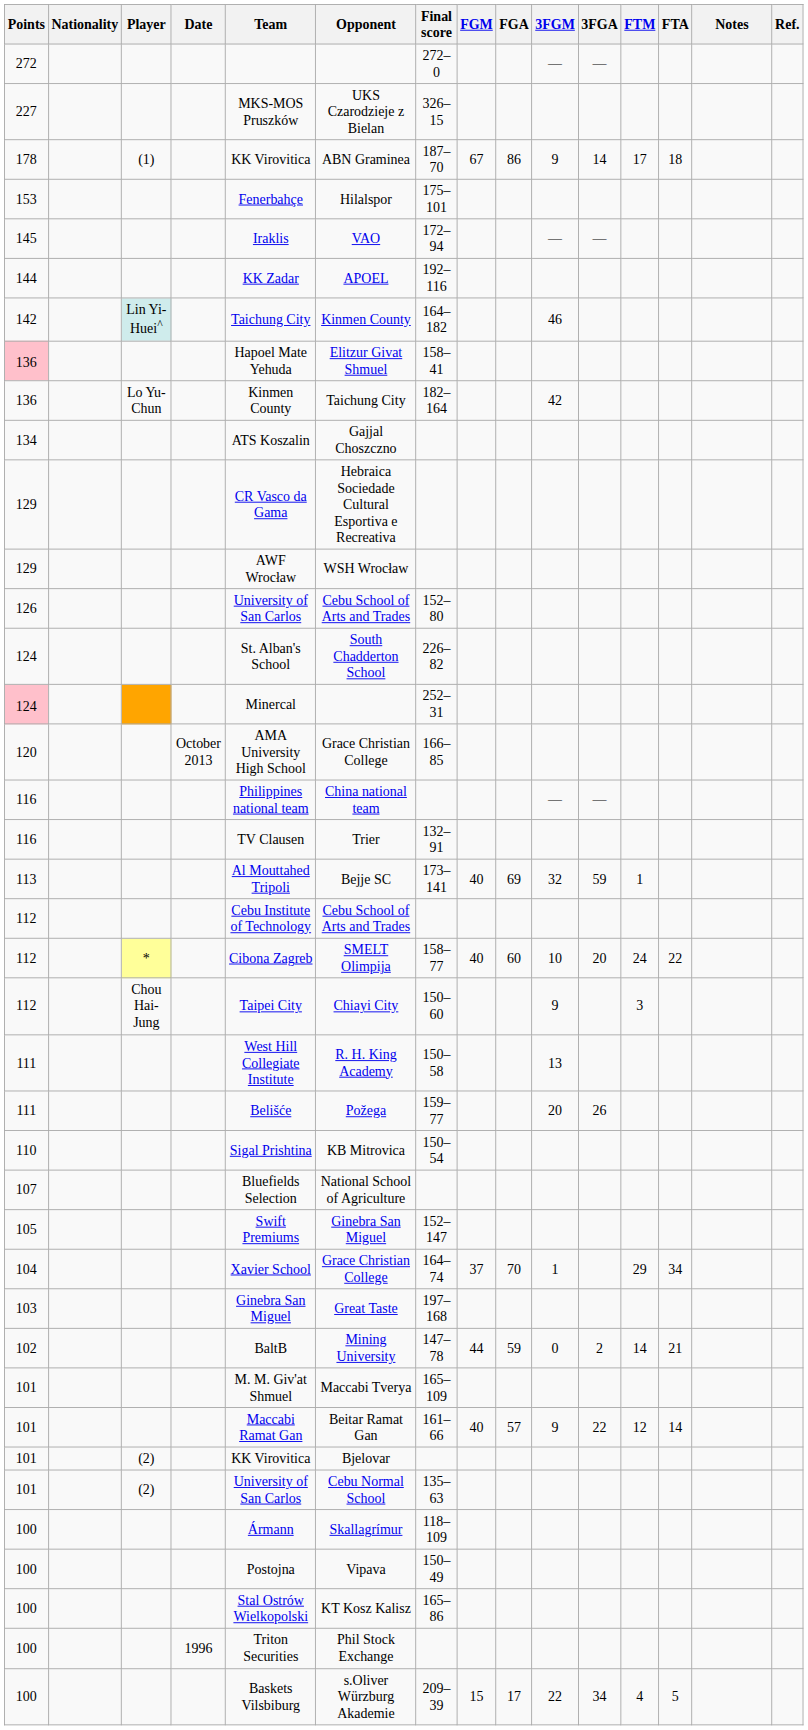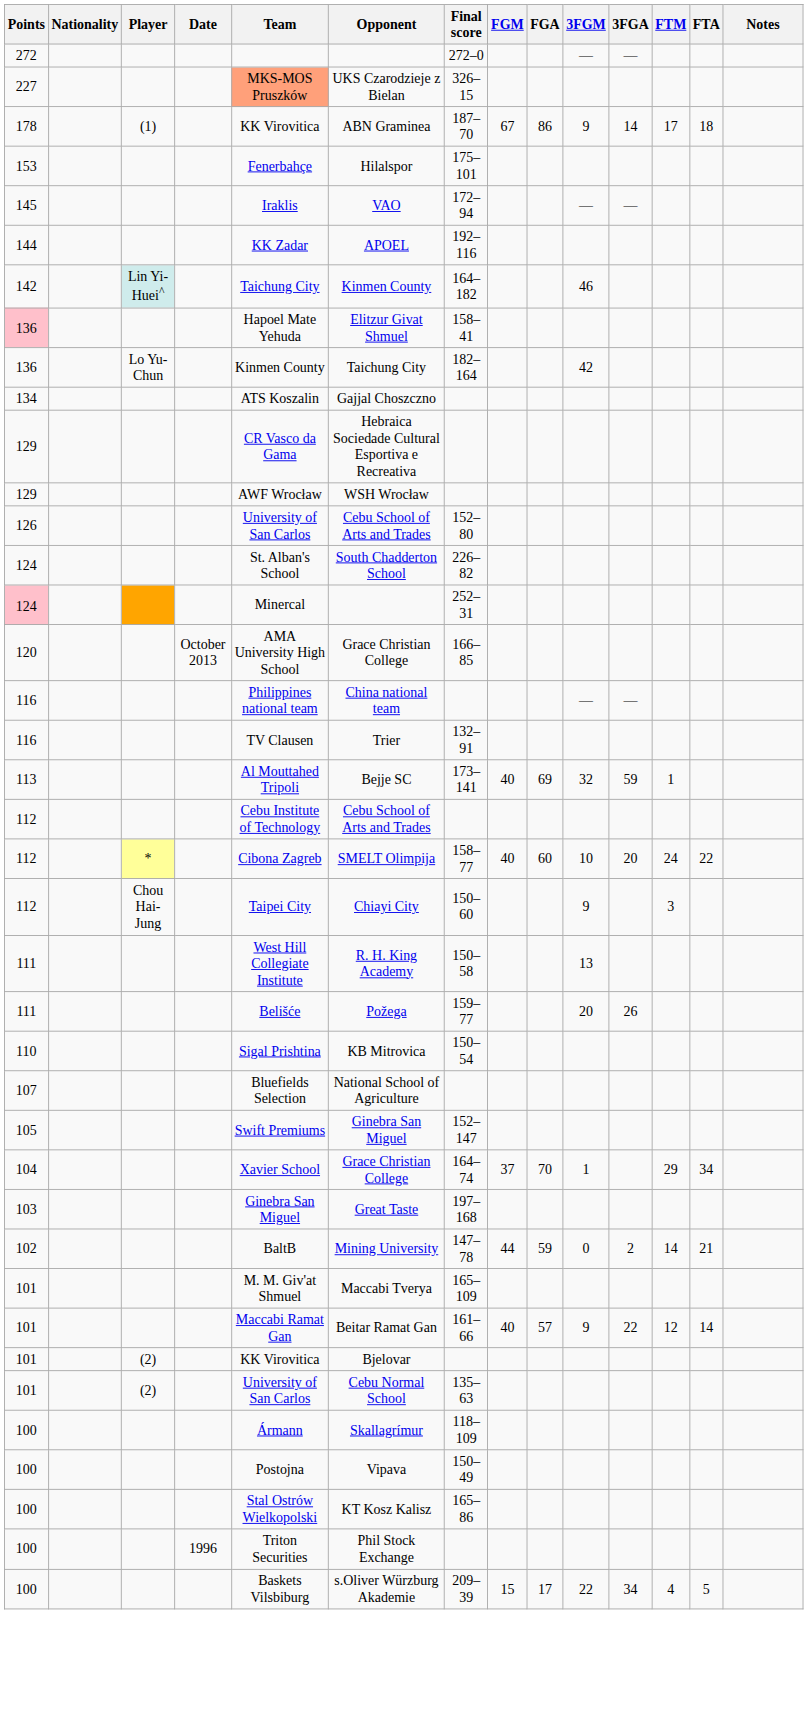- column: (787, 24)
(271, 112) no background -> (280, 87) lightsalmon background
